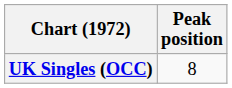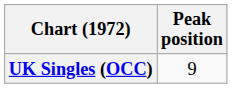(192, 68) 8 -> (192, 68) 9
